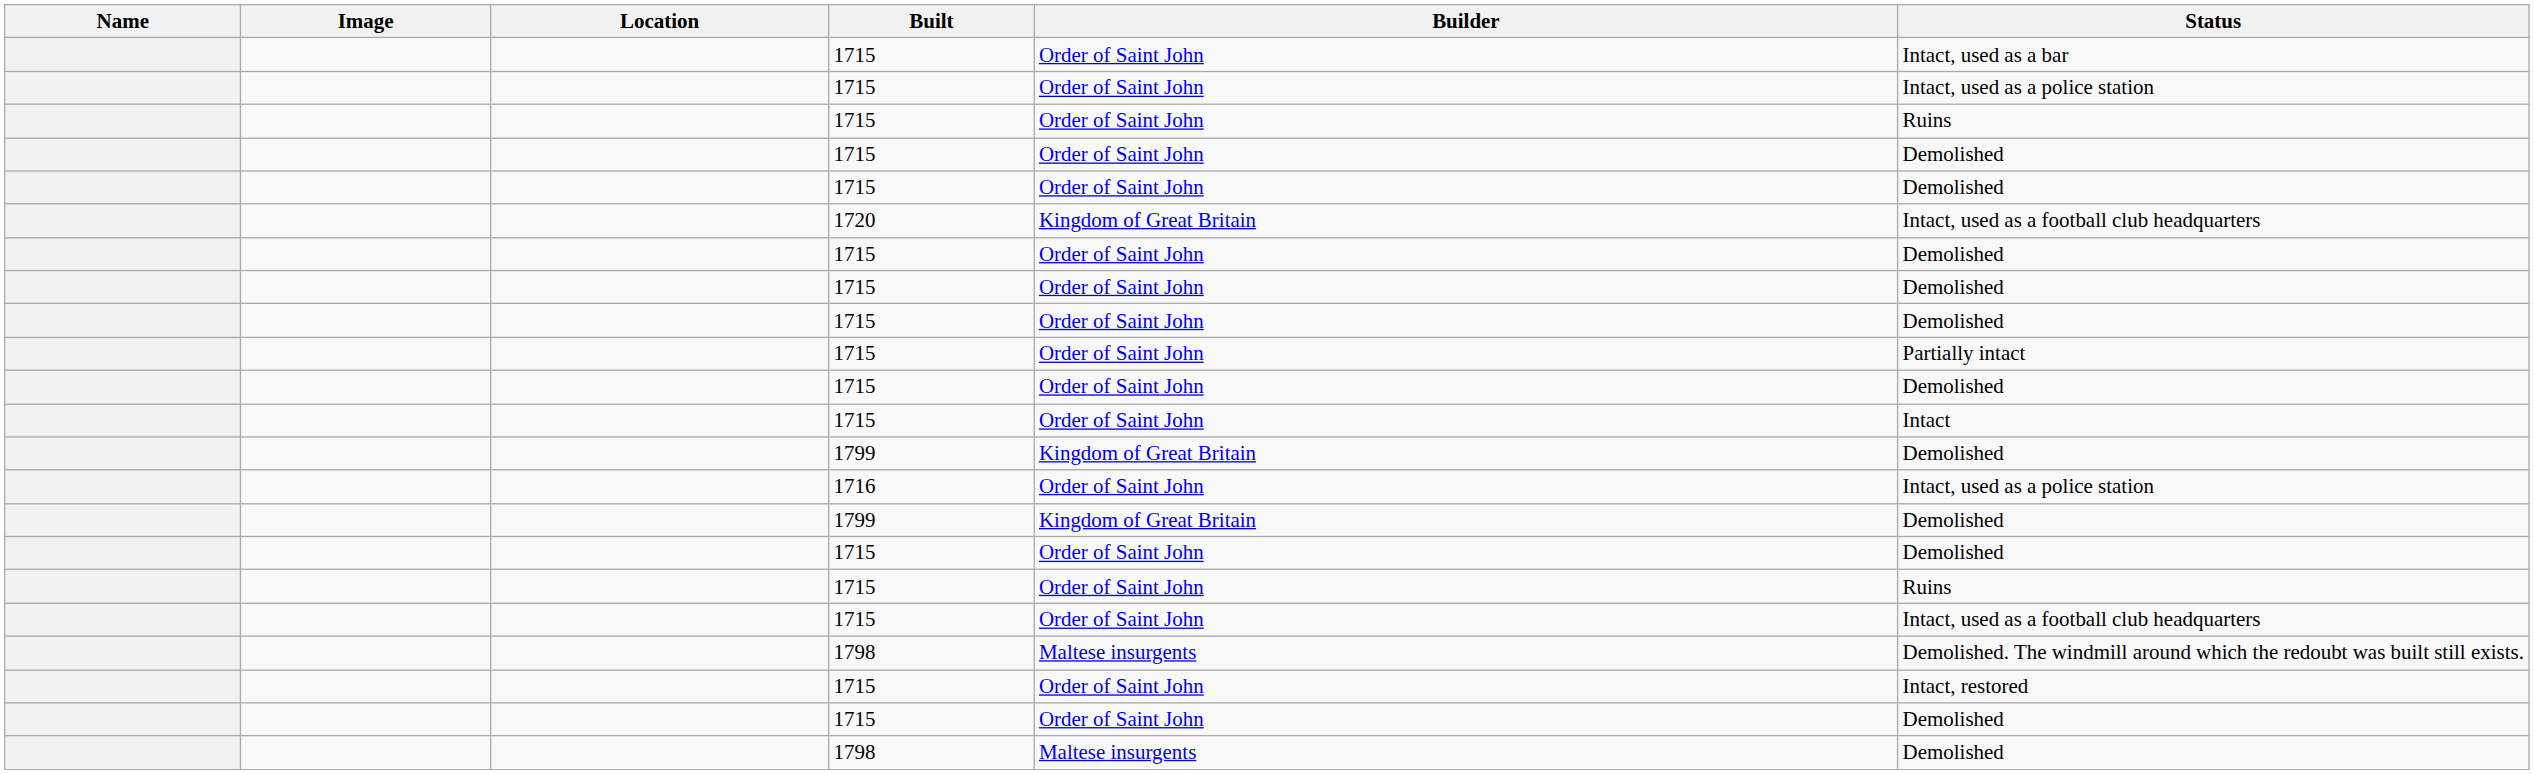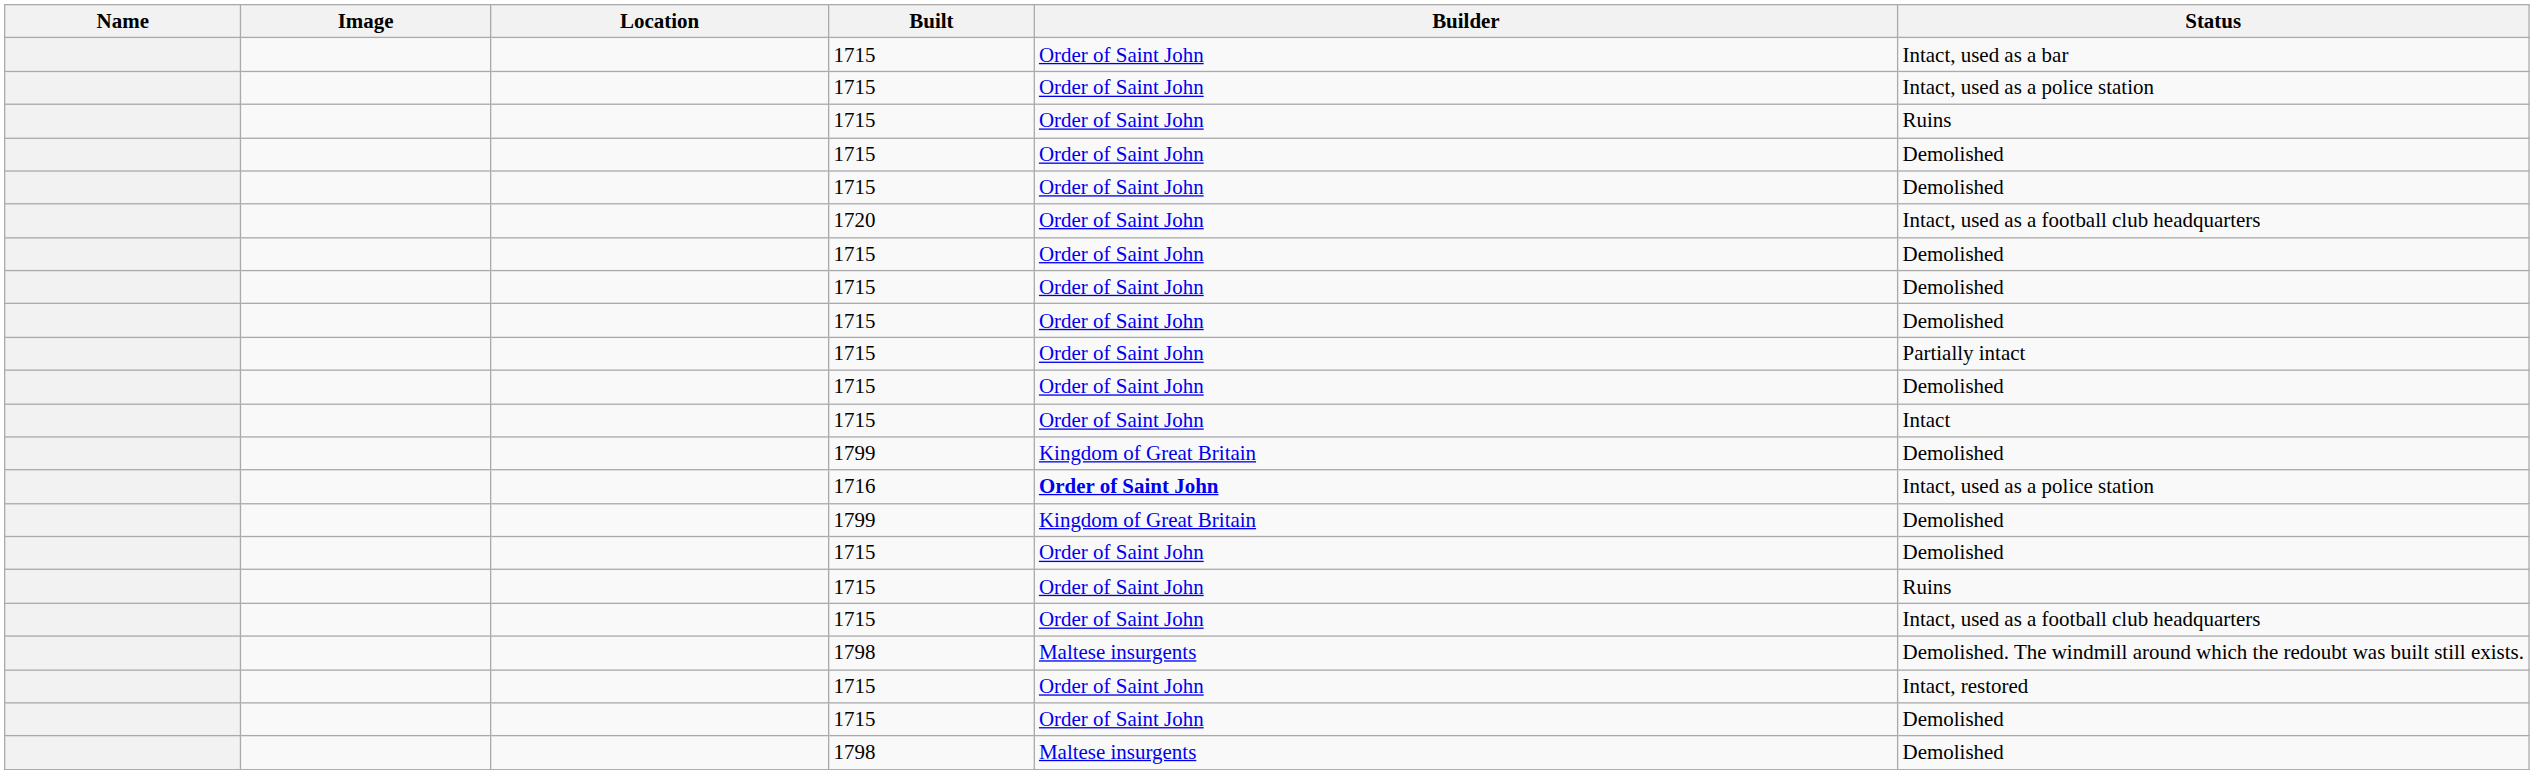(1148, 220) Kingdom of Great Britain -> (1121, 220) Order of Saint John
(1121, 486) normal -> (1129, 486) bold
